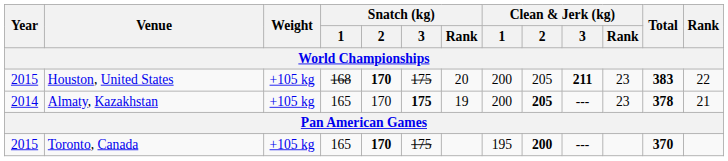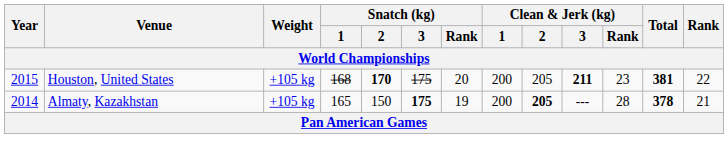(663, 79) 383 -> (663, 79) 381
(381, 101) 170 -> (381, 101) 150
(623, 101) 23 -> (623, 101) 28
- row: (93, 144)
